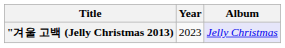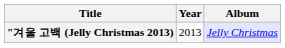(190, 32) 2023 -> (190, 32) 2013
